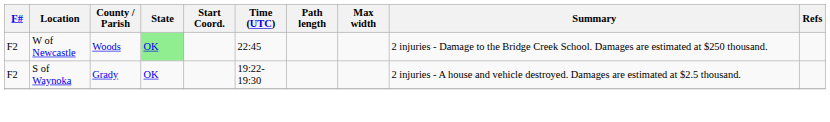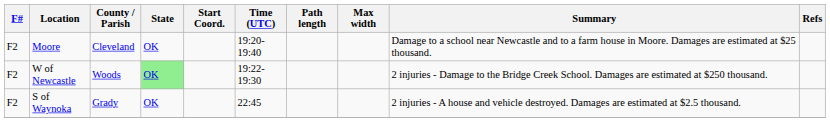+ row: (46, 46)
(249, 46) 22:45 -> (251, 74) 19:22-19:30
(251, 74) 19:22-19:30 -> (249, 103) 22:45
